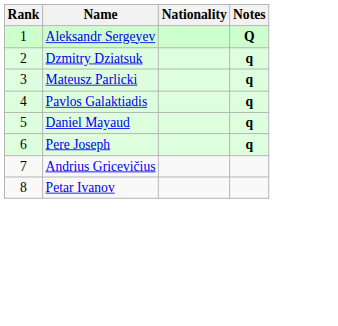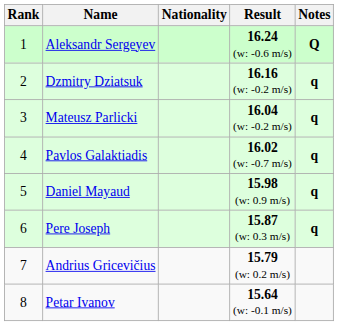+ column: (262, 15)
